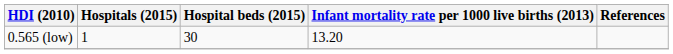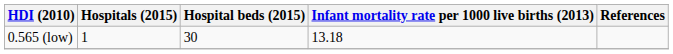(327, 37) 13.20 -> (327, 37) 13.18
